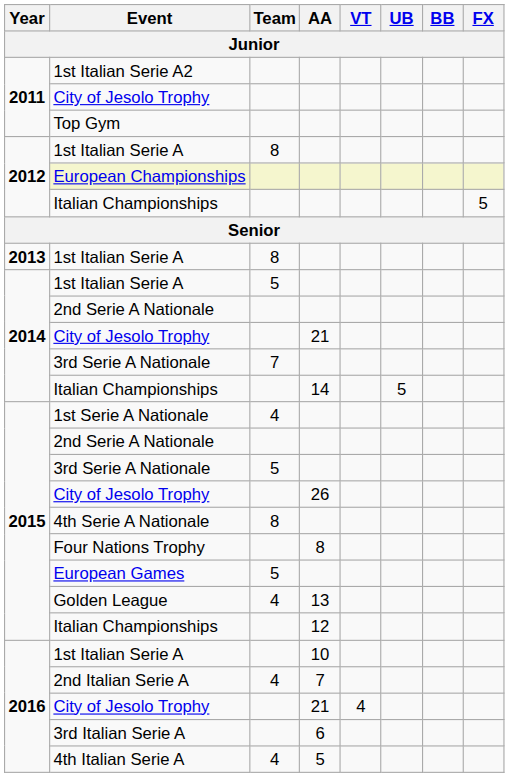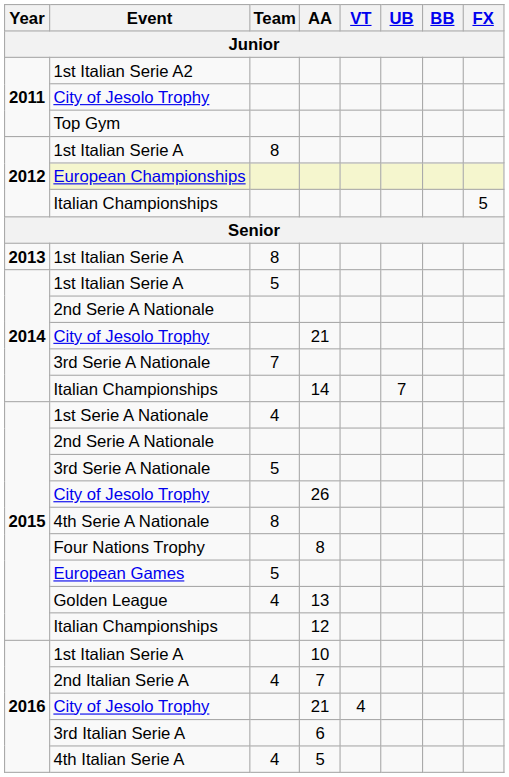(402, 389) 5 -> (402, 389) 7
